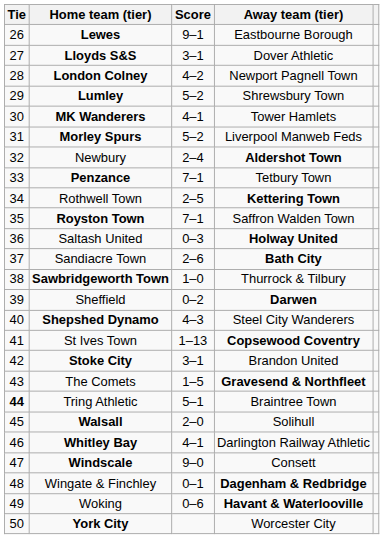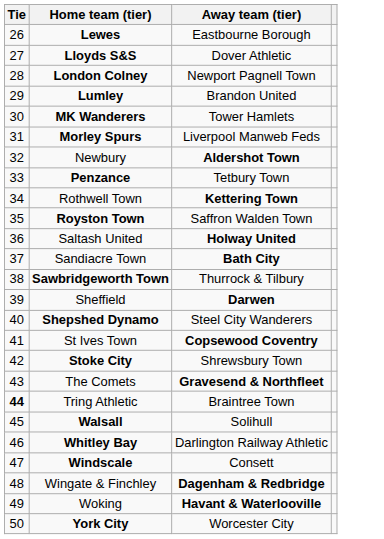- column: (193, 14)
(293, 96) Shrewsbury Town -> (251, 96) Brandon United
(293, 360) Brandon United -> (251, 360) Shrewsbury Town
